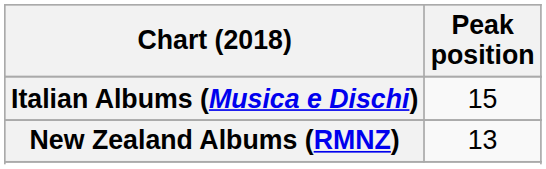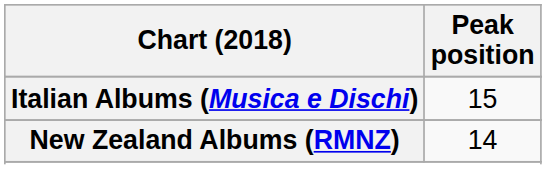(483, 140) 13 -> (483, 140) 14
